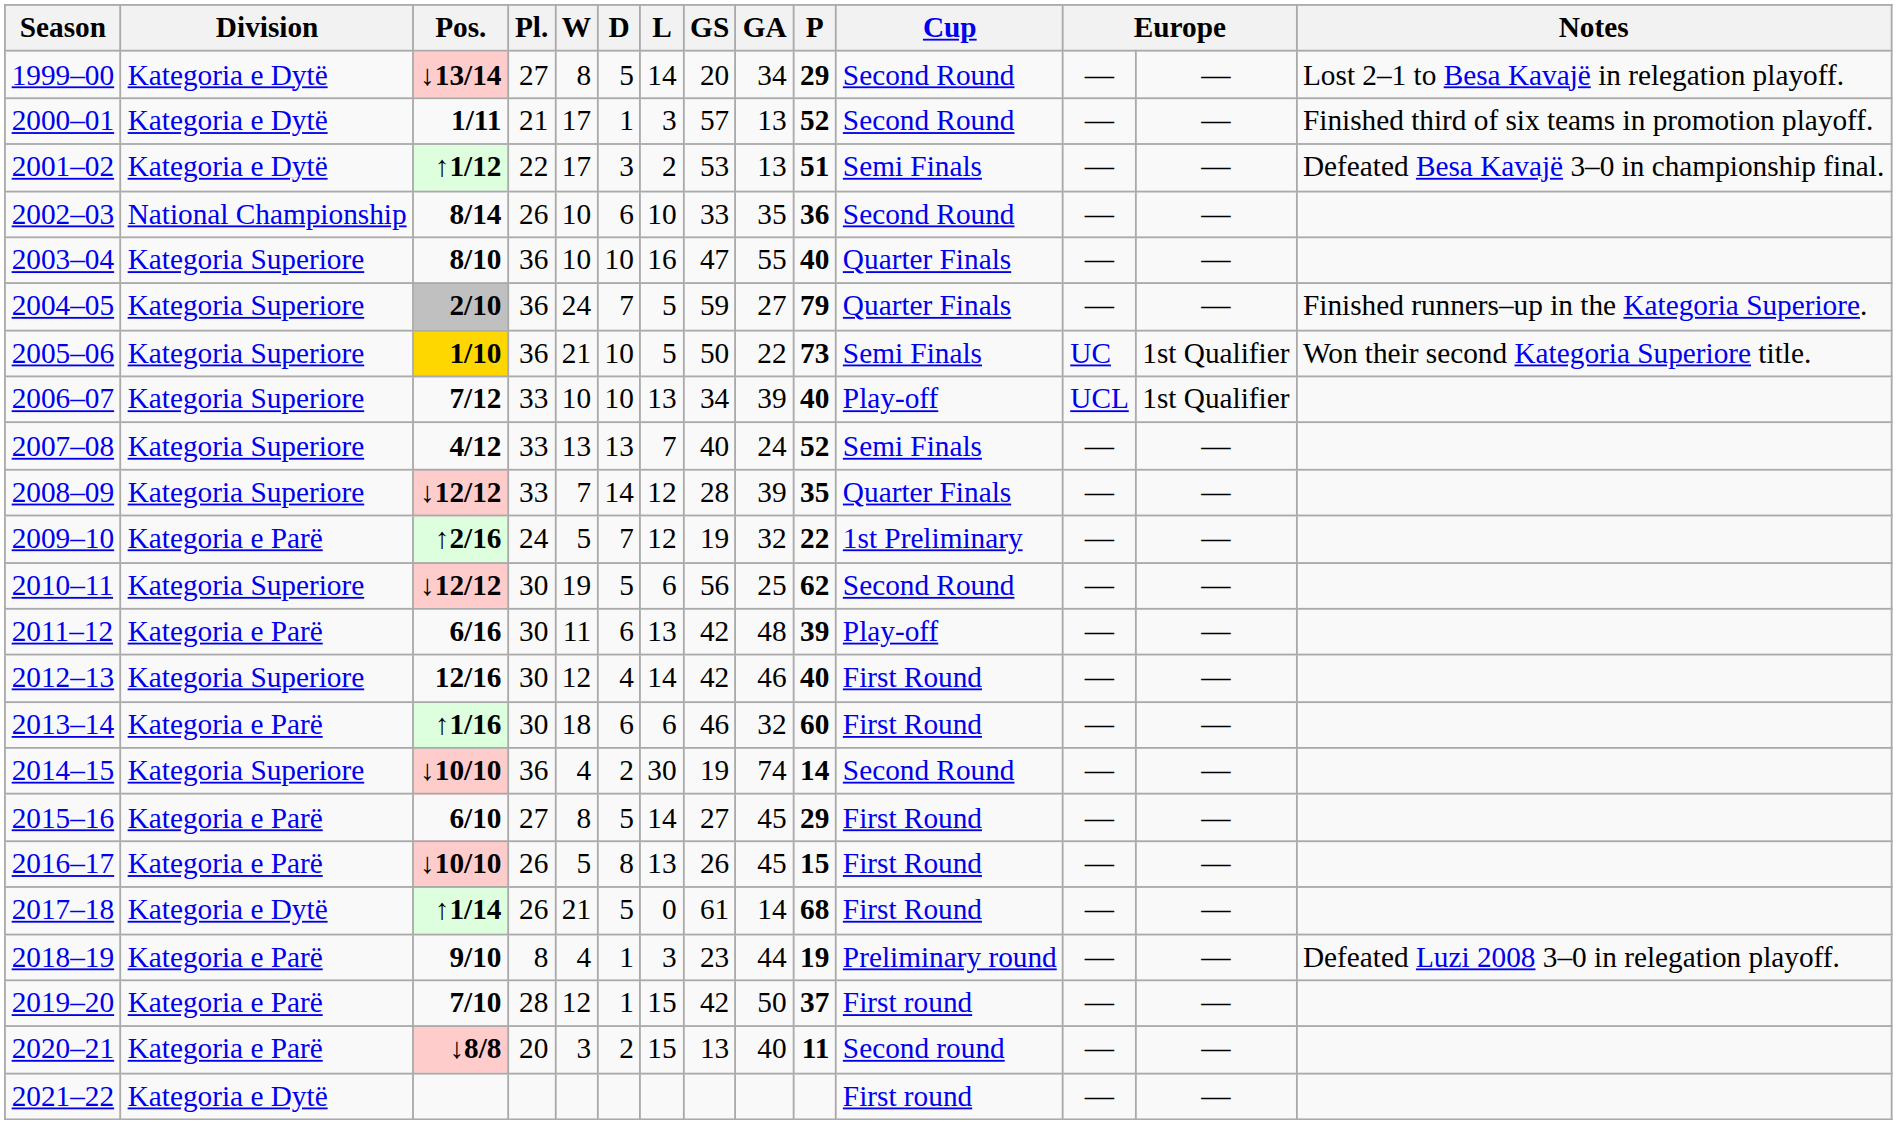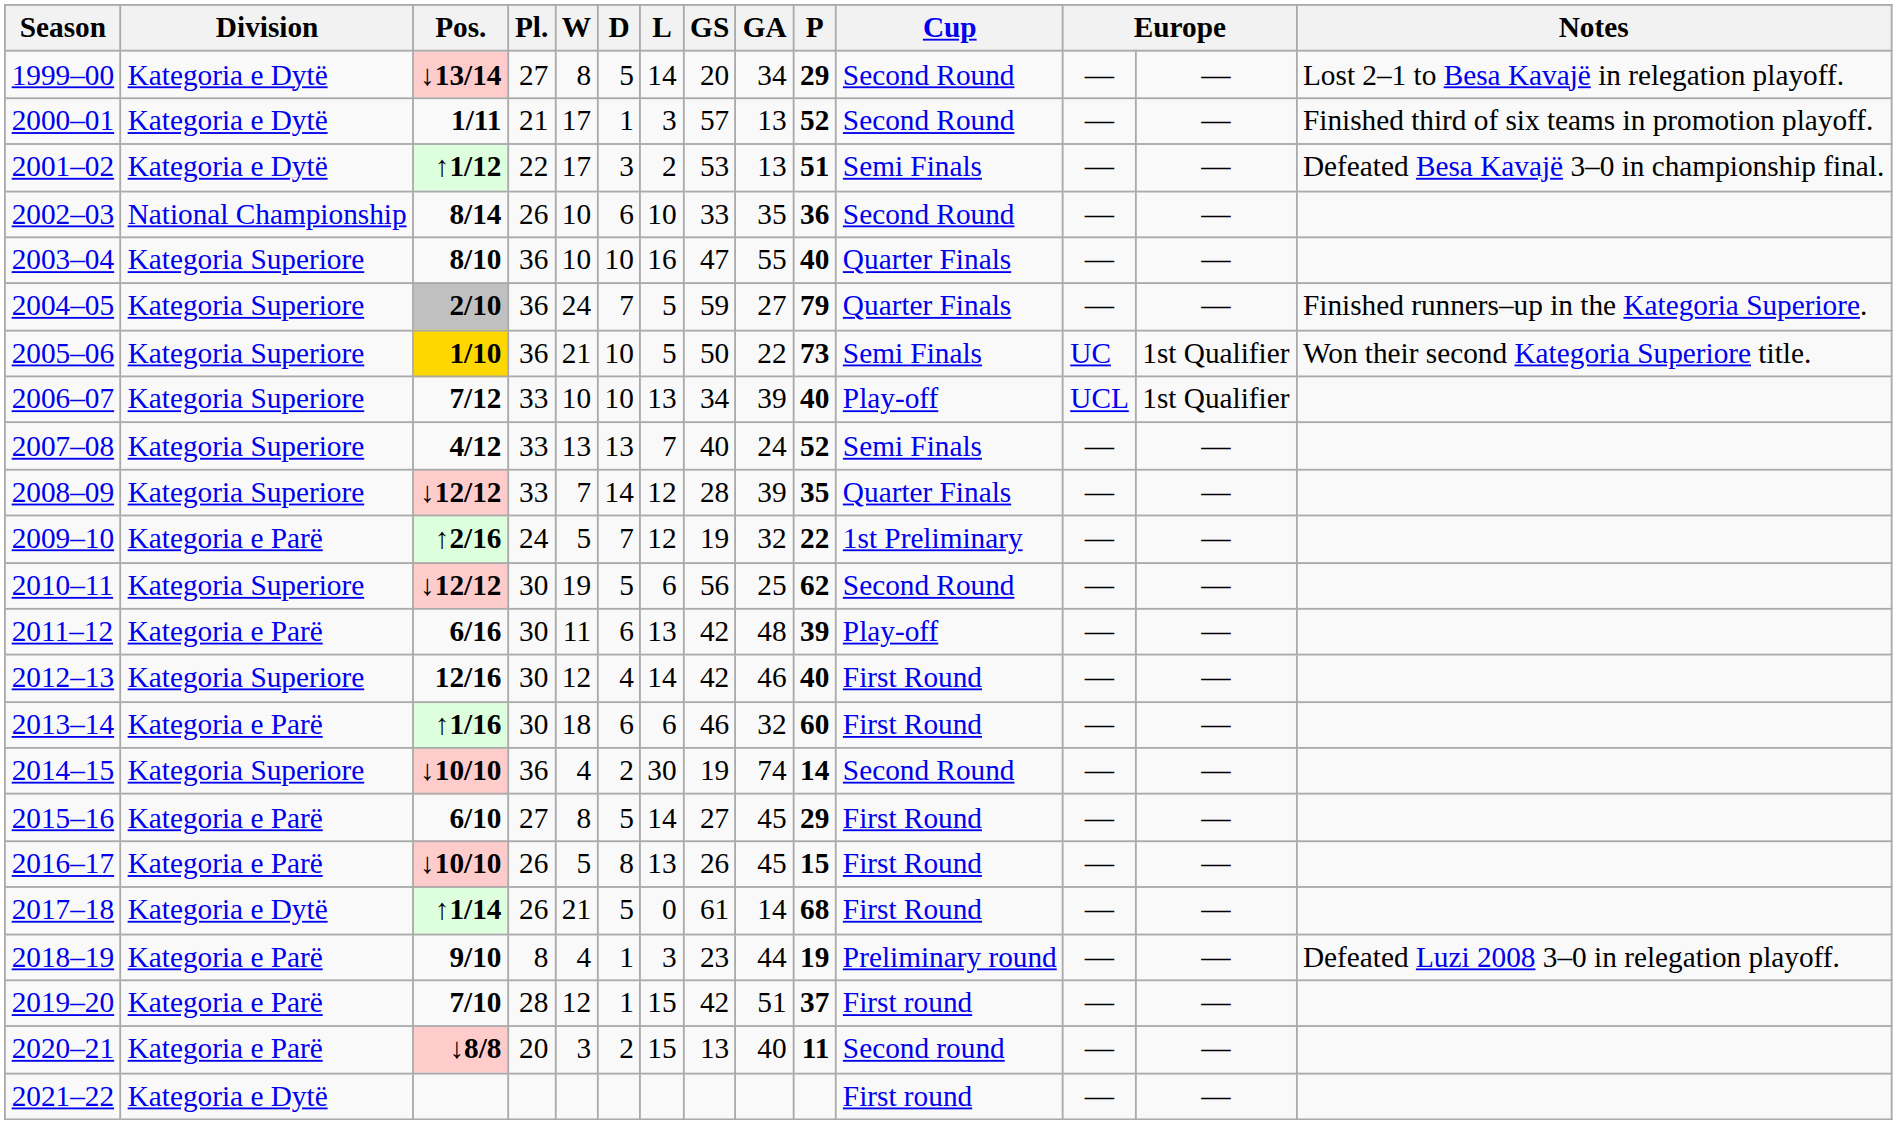(772, 1002) 50 -> (772, 1002) 51
